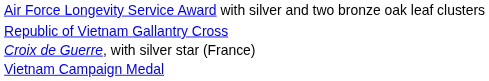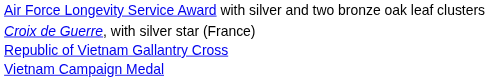rows swapped: (130, 50) <-> (116, 31)
